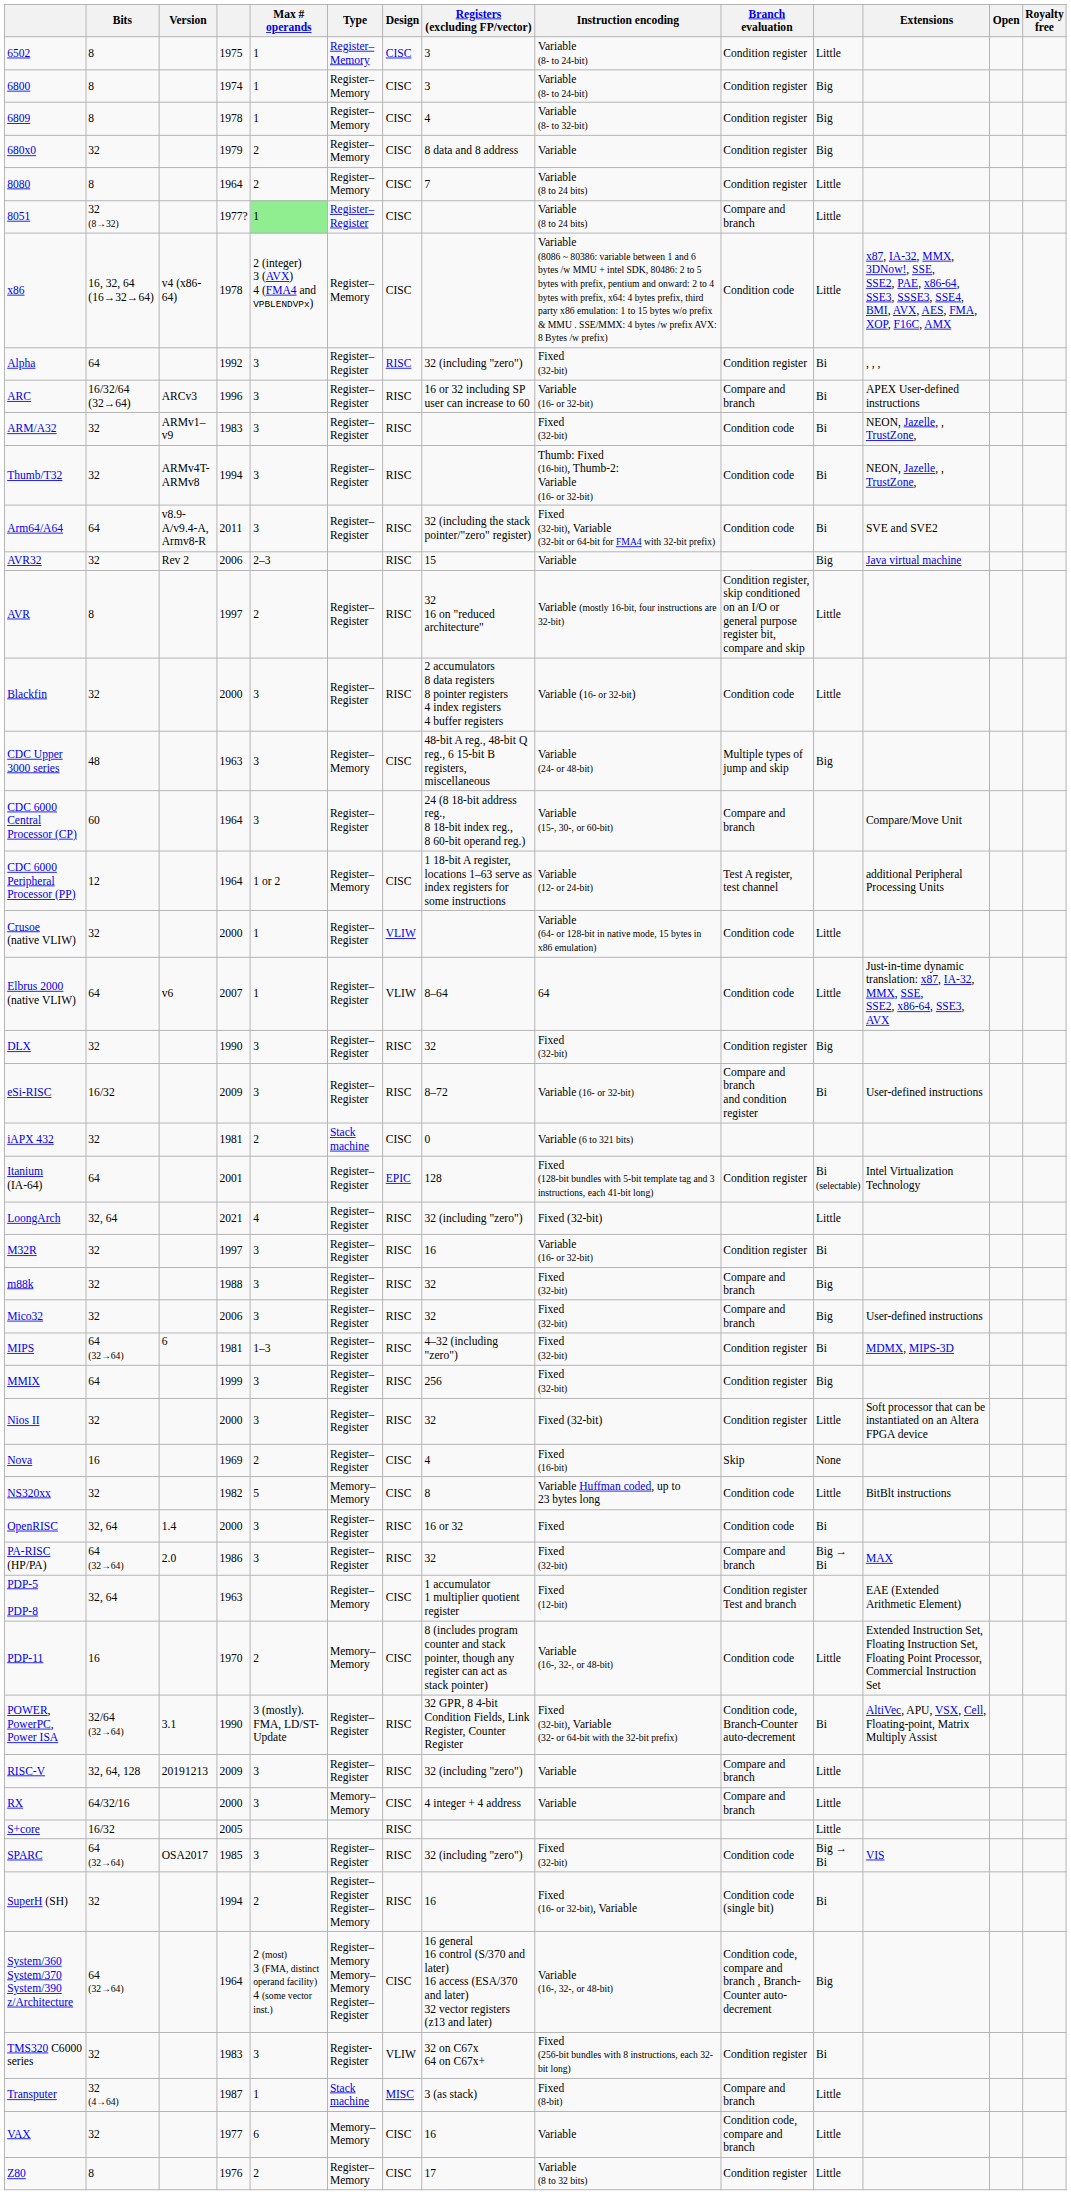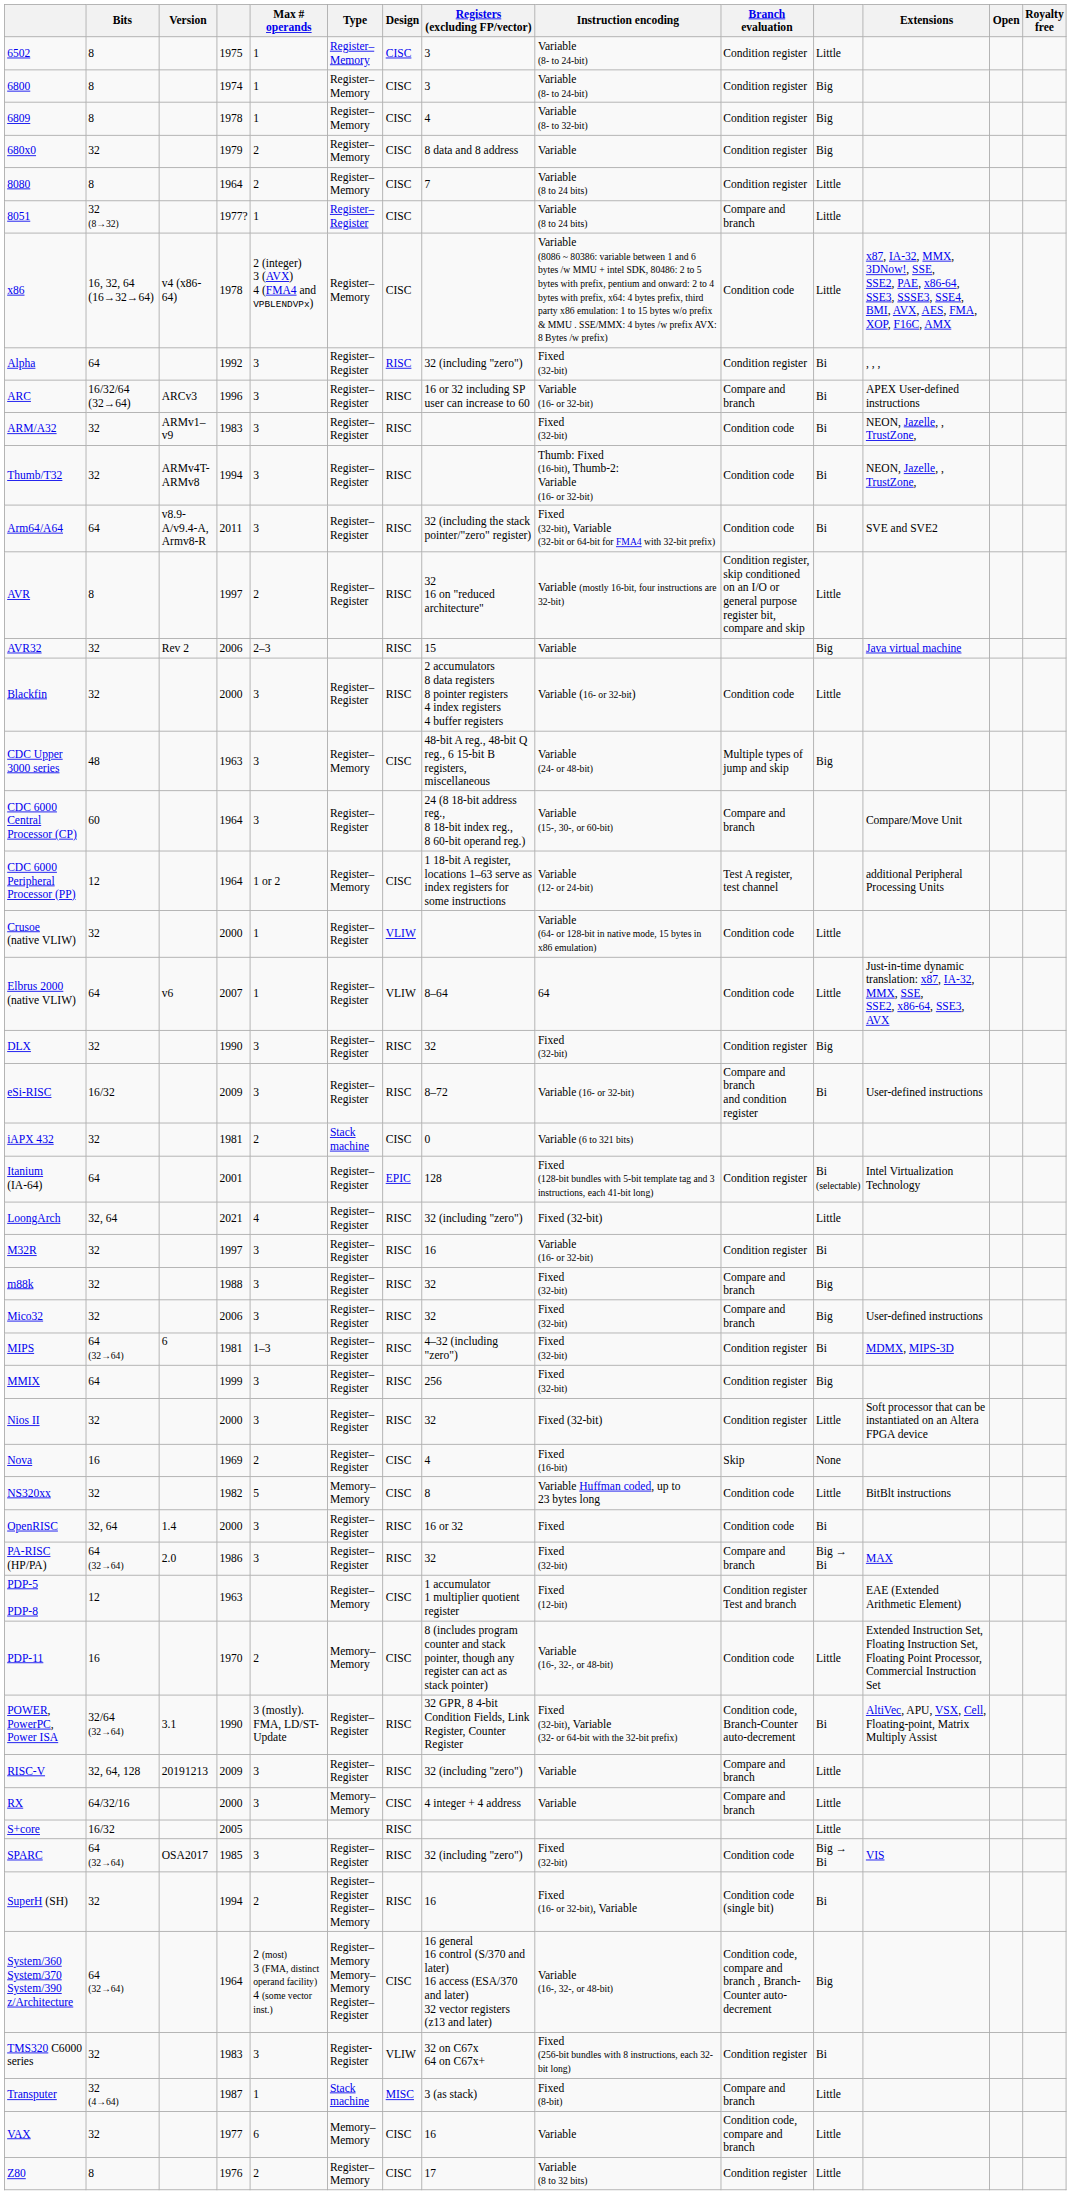(256, 216) lightgreen background -> (256, 216) no background
rows swapped: (19, 613) <-> (24, 560)
(103, 1597) 32, 64 -> (94, 1597) 12
